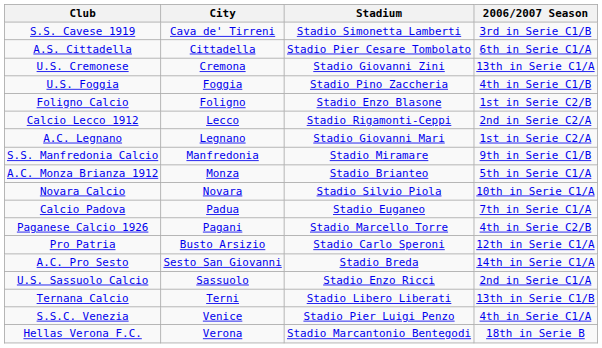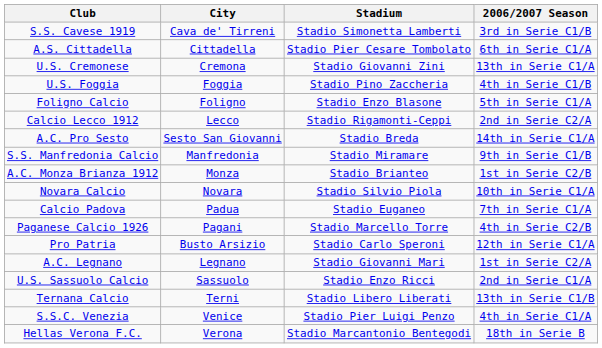(535, 102) 1st in Serie C2/B -> (535, 102) 5th in Serie C1/A
rows swapped: (83, 138) <-> (83, 262)
(535, 173) 5th in Serie C1/A -> (535, 173) 1st in Serie C2/B
